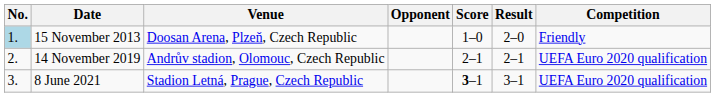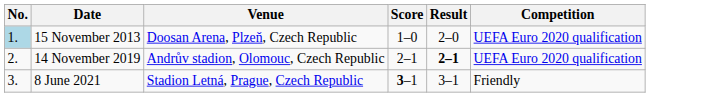- column: (420, 15)
(562, 37) Friendly -> (558, 37) UEFA Euro 2020 qualification
(514, 59) normal -> (449, 59) bold
(623, 80) UEFA Euro 2020 qualification -> (497, 80) Friendly
